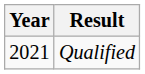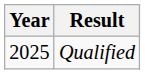(29, 52) 2021 -> (29, 52) 2025
